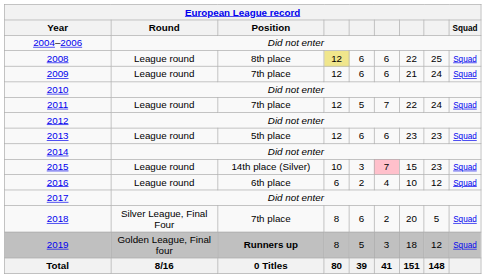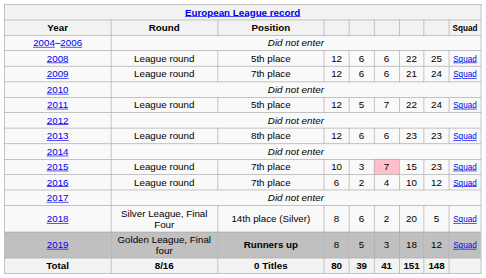(271, 59) 8th place -> (271, 59) 5th place
(337, 59) khaki background -> (337, 59) no background
(271, 105) 7th place -> (271, 105) 5th place
(271, 136) 5th place -> (271, 136) 8th place
(271, 167) 14th place (Silver) -> (271, 167) 7th place
(271, 183) 6th place -> (271, 183) 7th place
(271, 219) 7th place -> (271, 219) 14th place (Silver)
